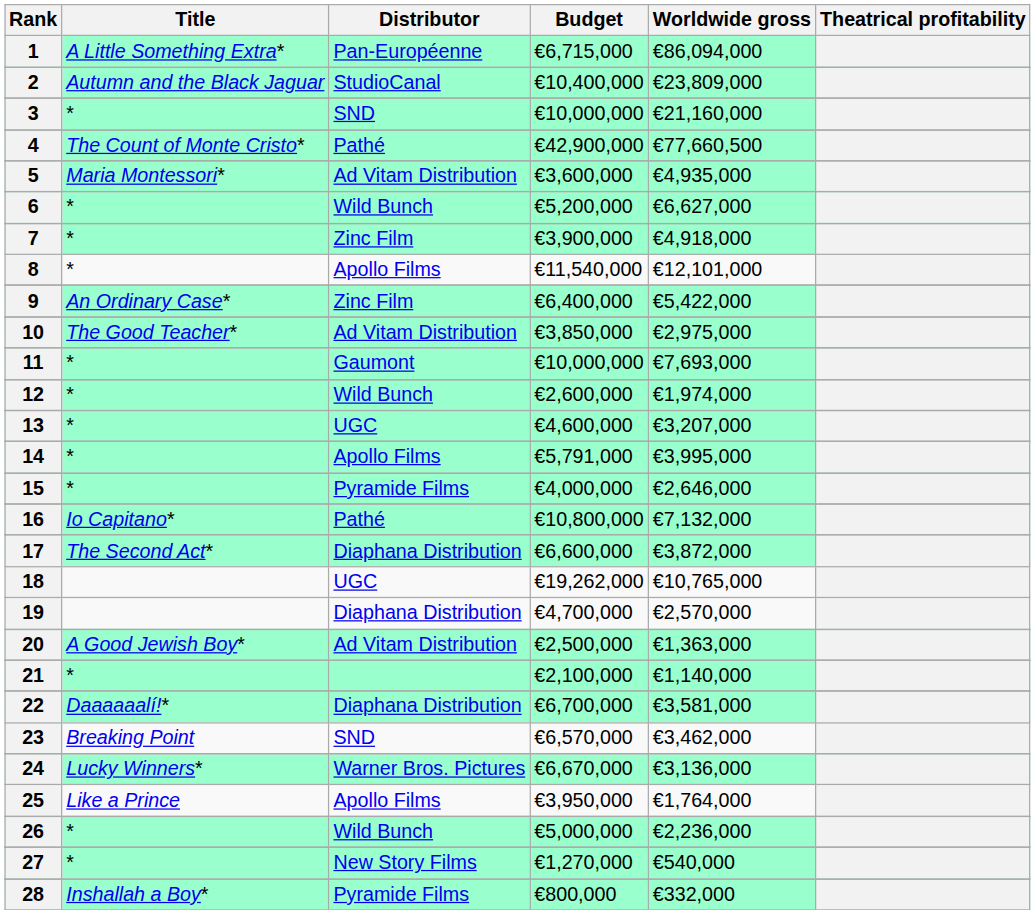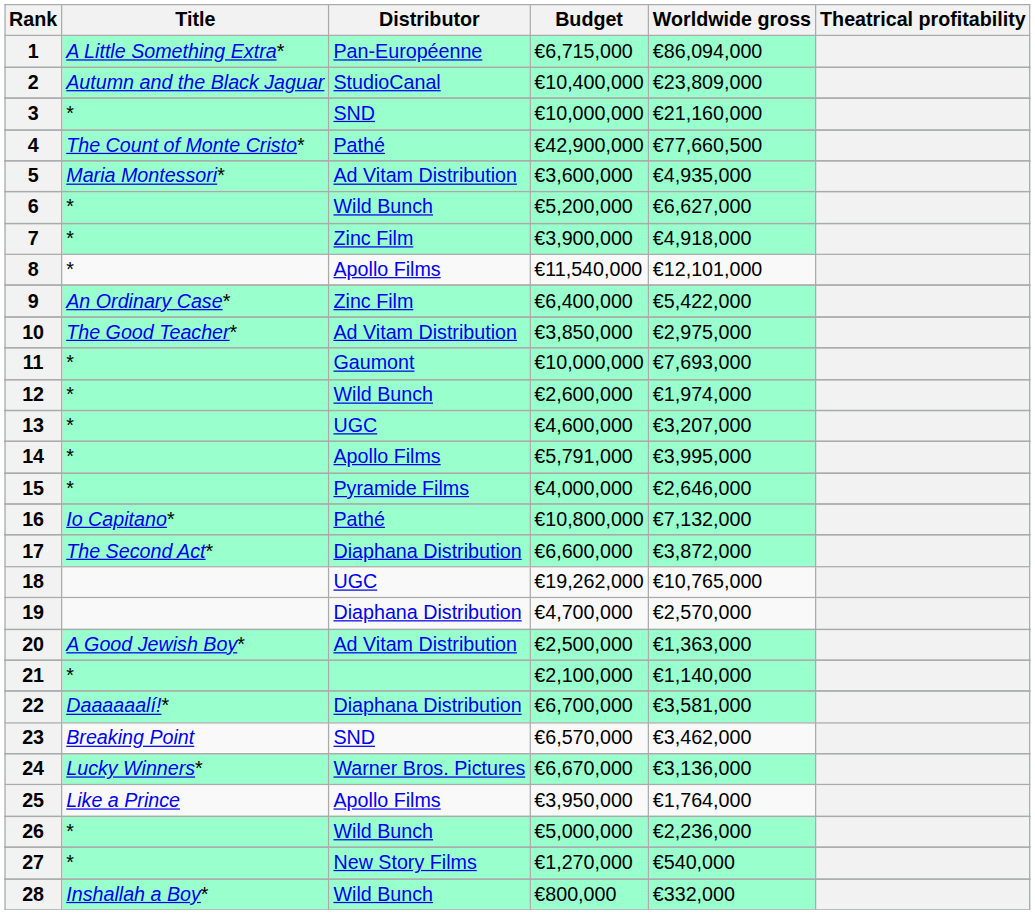(401, 894) Pyramide Films -> (383, 894) Wild Bunch
